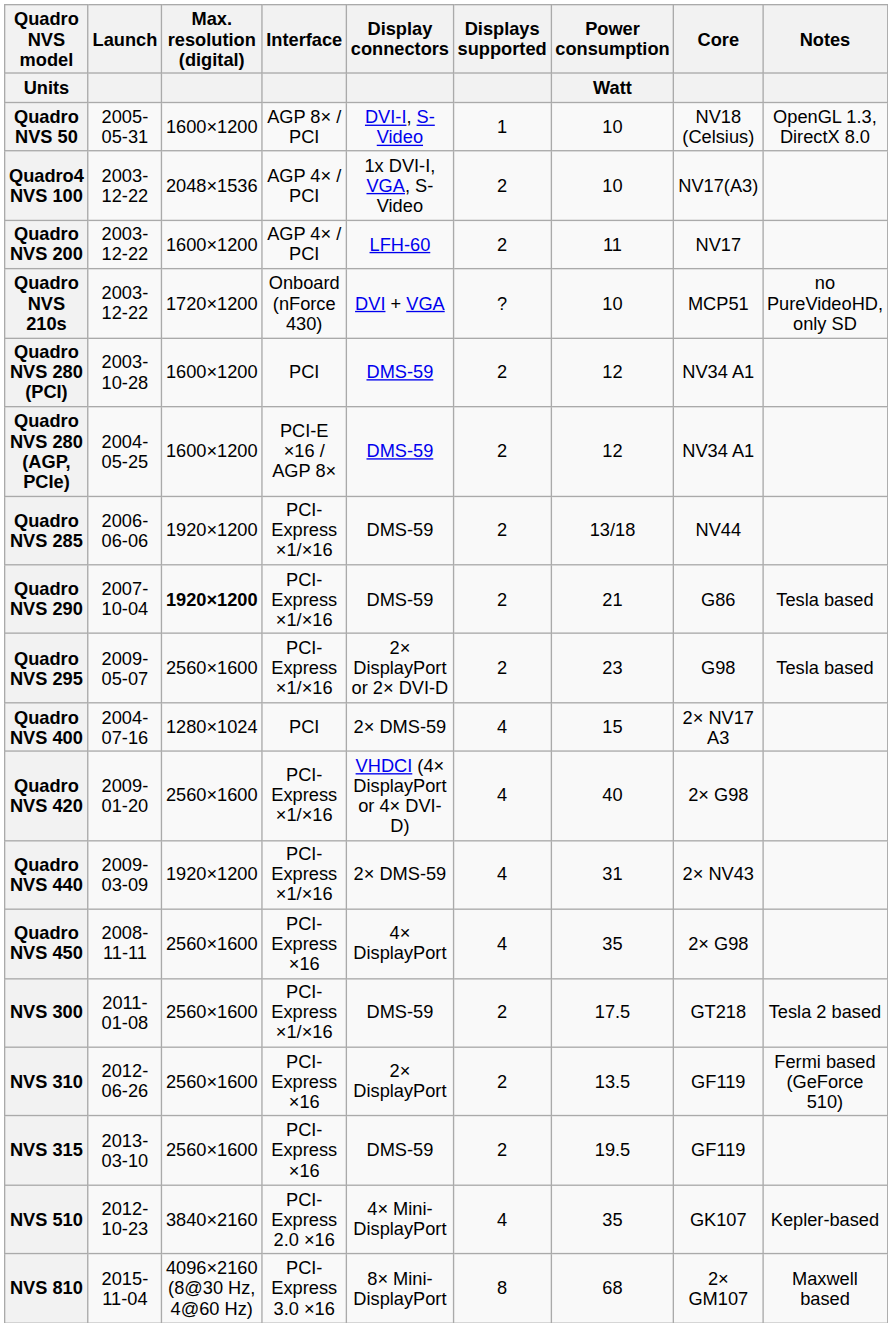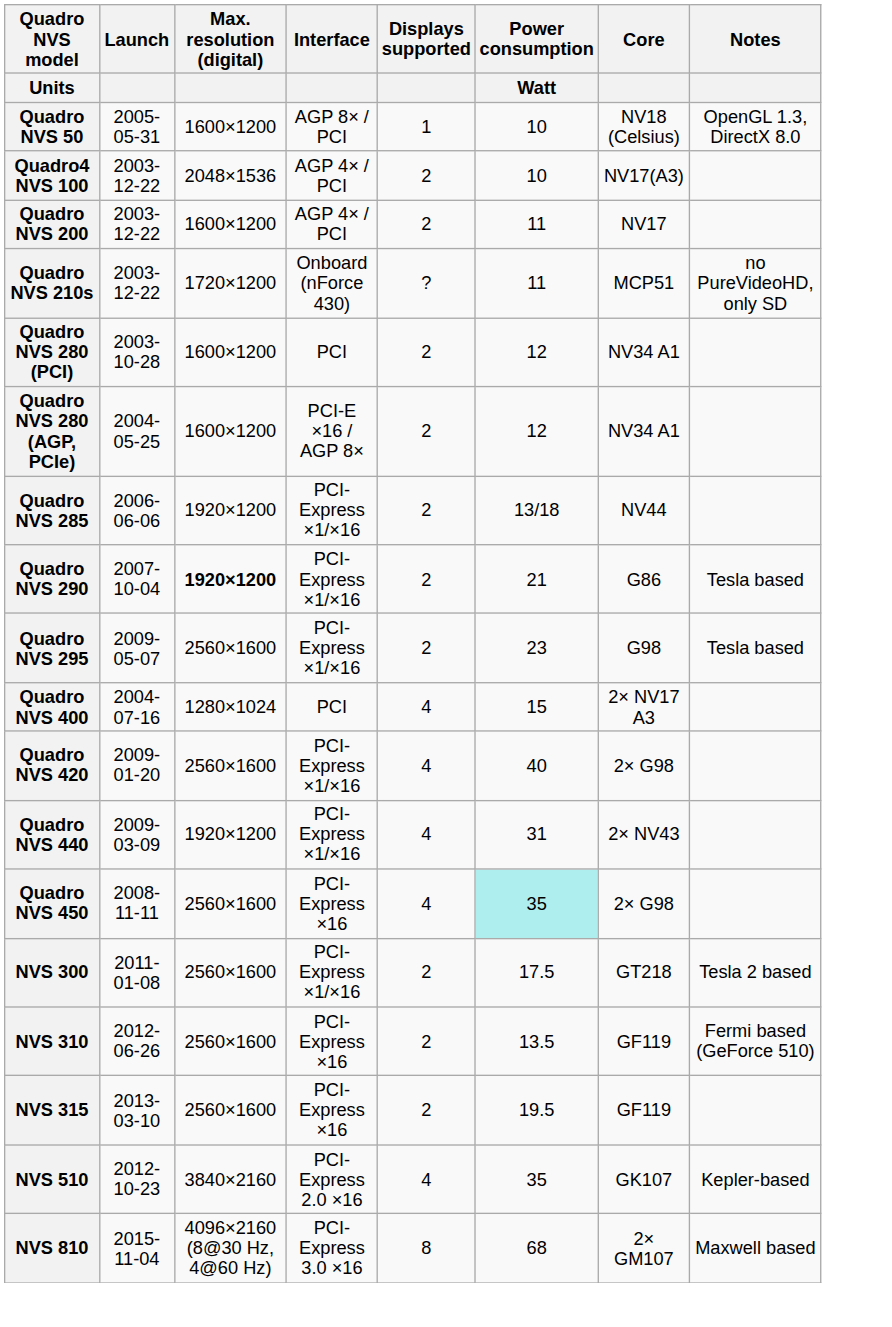- column: (400, 88)
(612, 303) 10 -> (537, 283) 11
(612, 943) no background -> (537, 903) paleturquoise background
